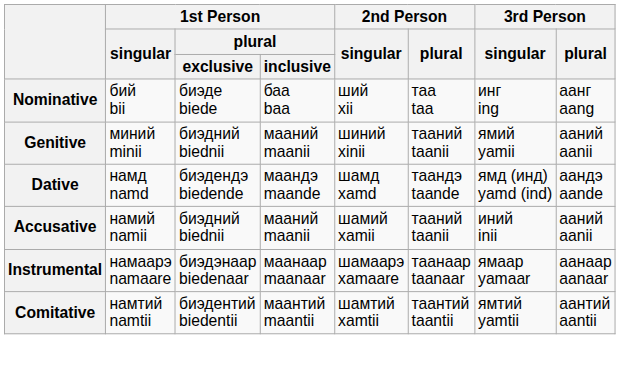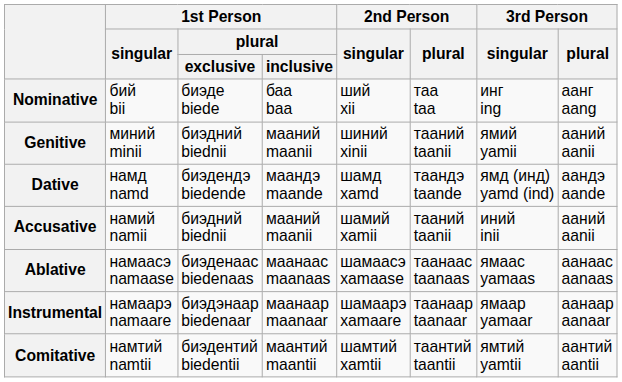+ row: (55, 270)
